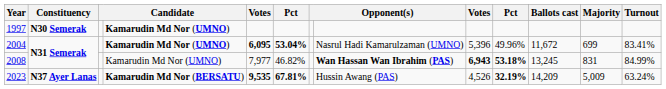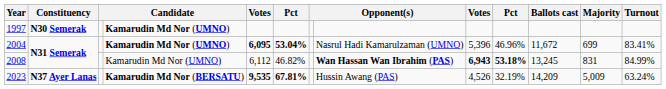(510, 44) 49.96% -> (510, 44) 46.96%
(260, 60) 7,977 -> (260, 60) 6,112
(511, 76) bold -> (510, 76) normal
